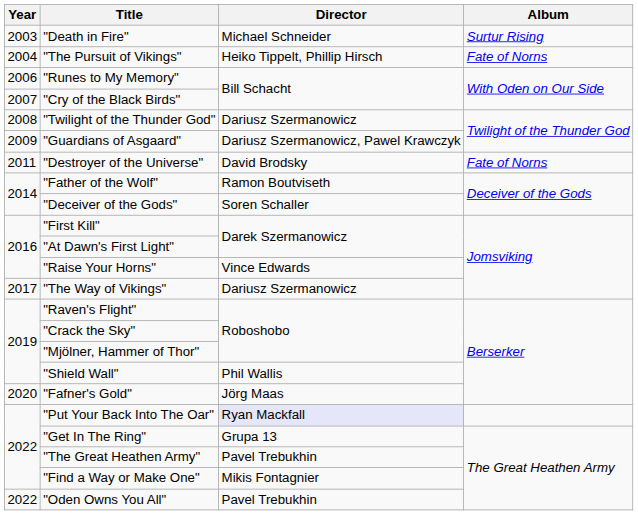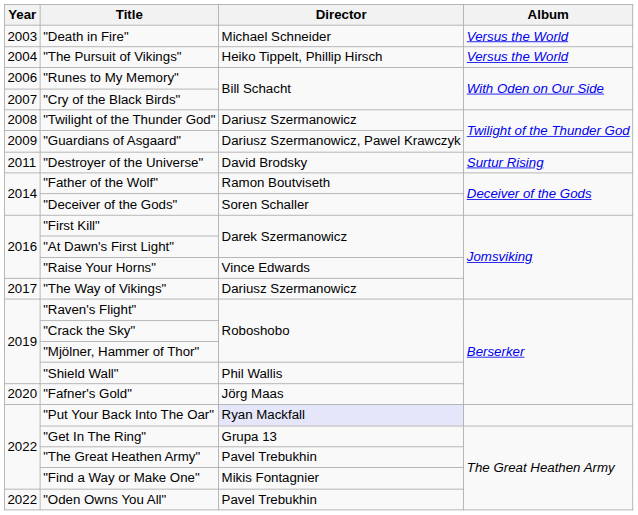(505, 36) Surtur Rising -> (517, 36) Versus the World
(507, 57) Fate of Norns -> (517, 57) Versus the World
(507, 162) Fate of Norns -> (505, 162) Surtur Rising
